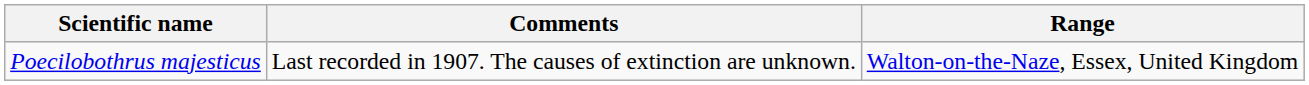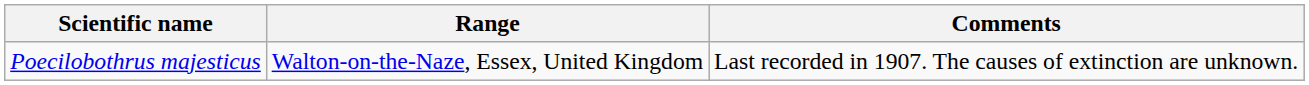columns swapped: (1083, 23) <-> (564, 23)
